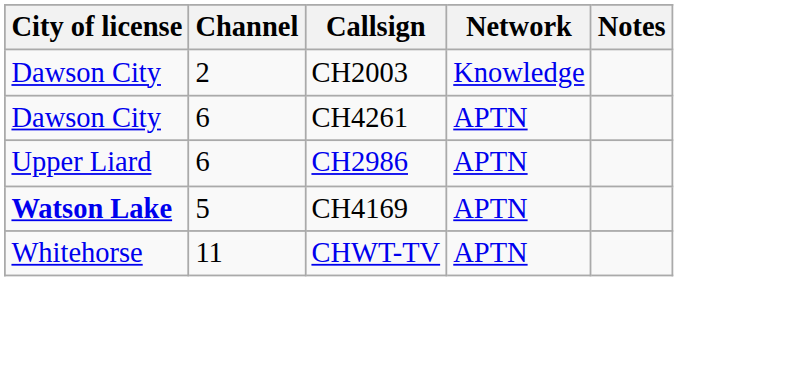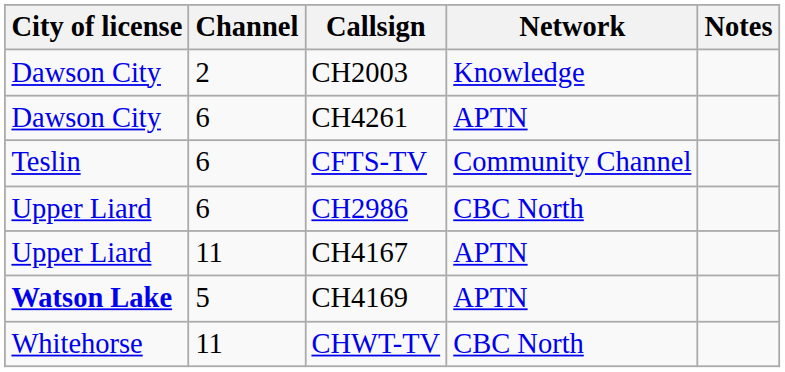+ row: (369, 162)
(490, 162) APTN -> (519, 207) CBC North
+ row: (360, 252)
(490, 252) APTN -> (519, 343) CBC North
